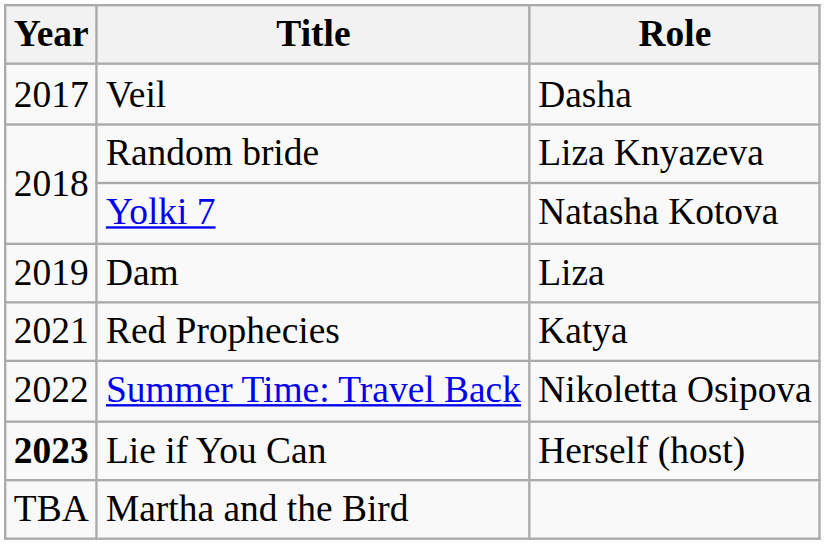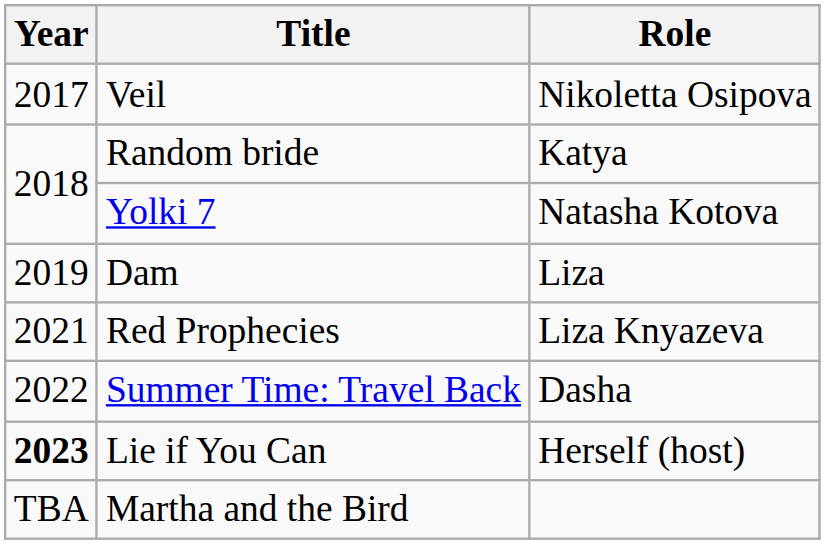(585, 93) Dasha -> (675, 93) Nikoletta Osipova
(651, 152) Liza Knyazeva -> (583, 152) Katya
(583, 331) Katya -> (651, 331) Liza Knyazeva
(675, 390) Nikoletta Osipova -> (585, 390) Dasha
